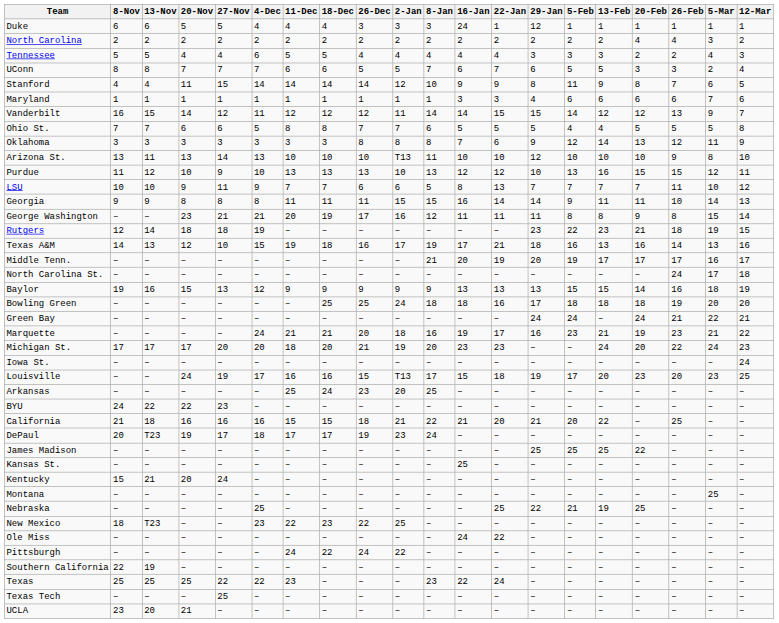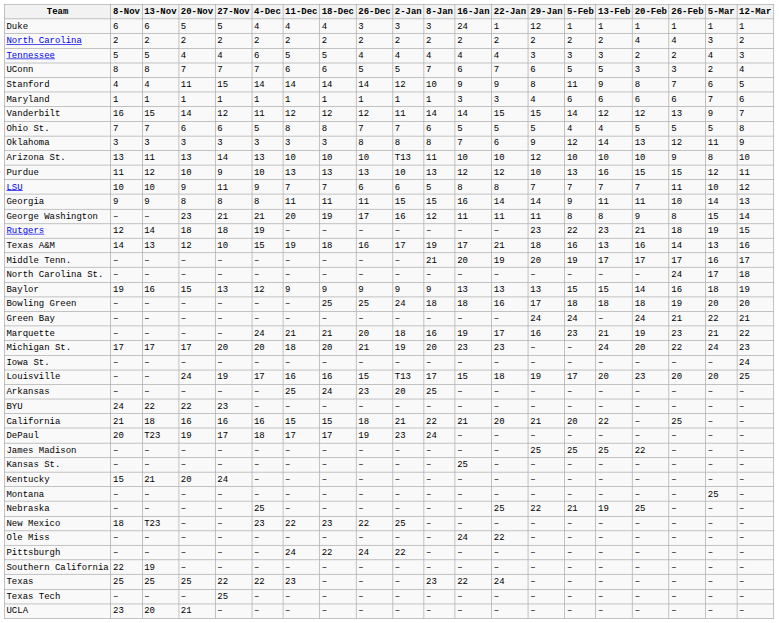(499, 187) 13 -> (496, 187) 8
(713, 377) 23 -> (713, 377) 20
